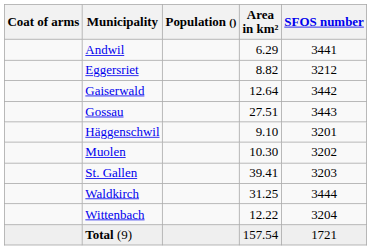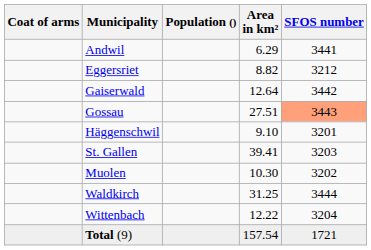(324, 111) no background -> (324, 111) lightsalmon background
rows swapped: (106, 152) <-> (111, 173)
